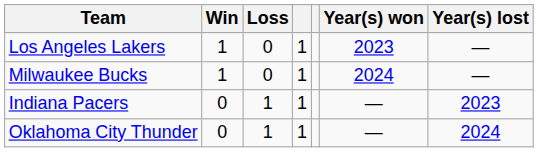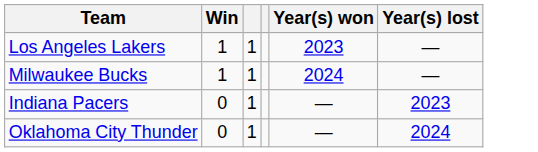- column: (268, 18)
